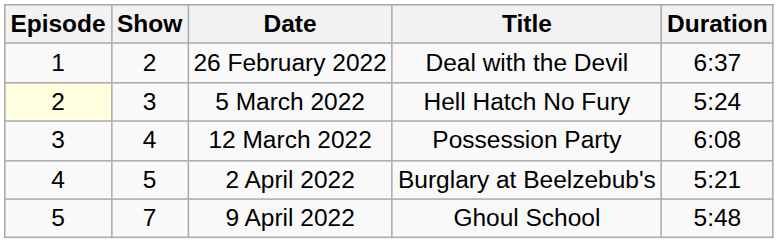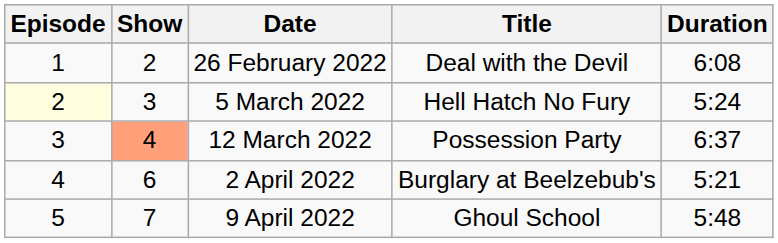(717, 62) 6:37 -> (717, 62) 6:08
(150, 140) no background -> (150, 140) lightsalmon background
(717, 140) 6:08 -> (717, 140) 6:37
(150, 179) 5 -> (150, 179) 6
